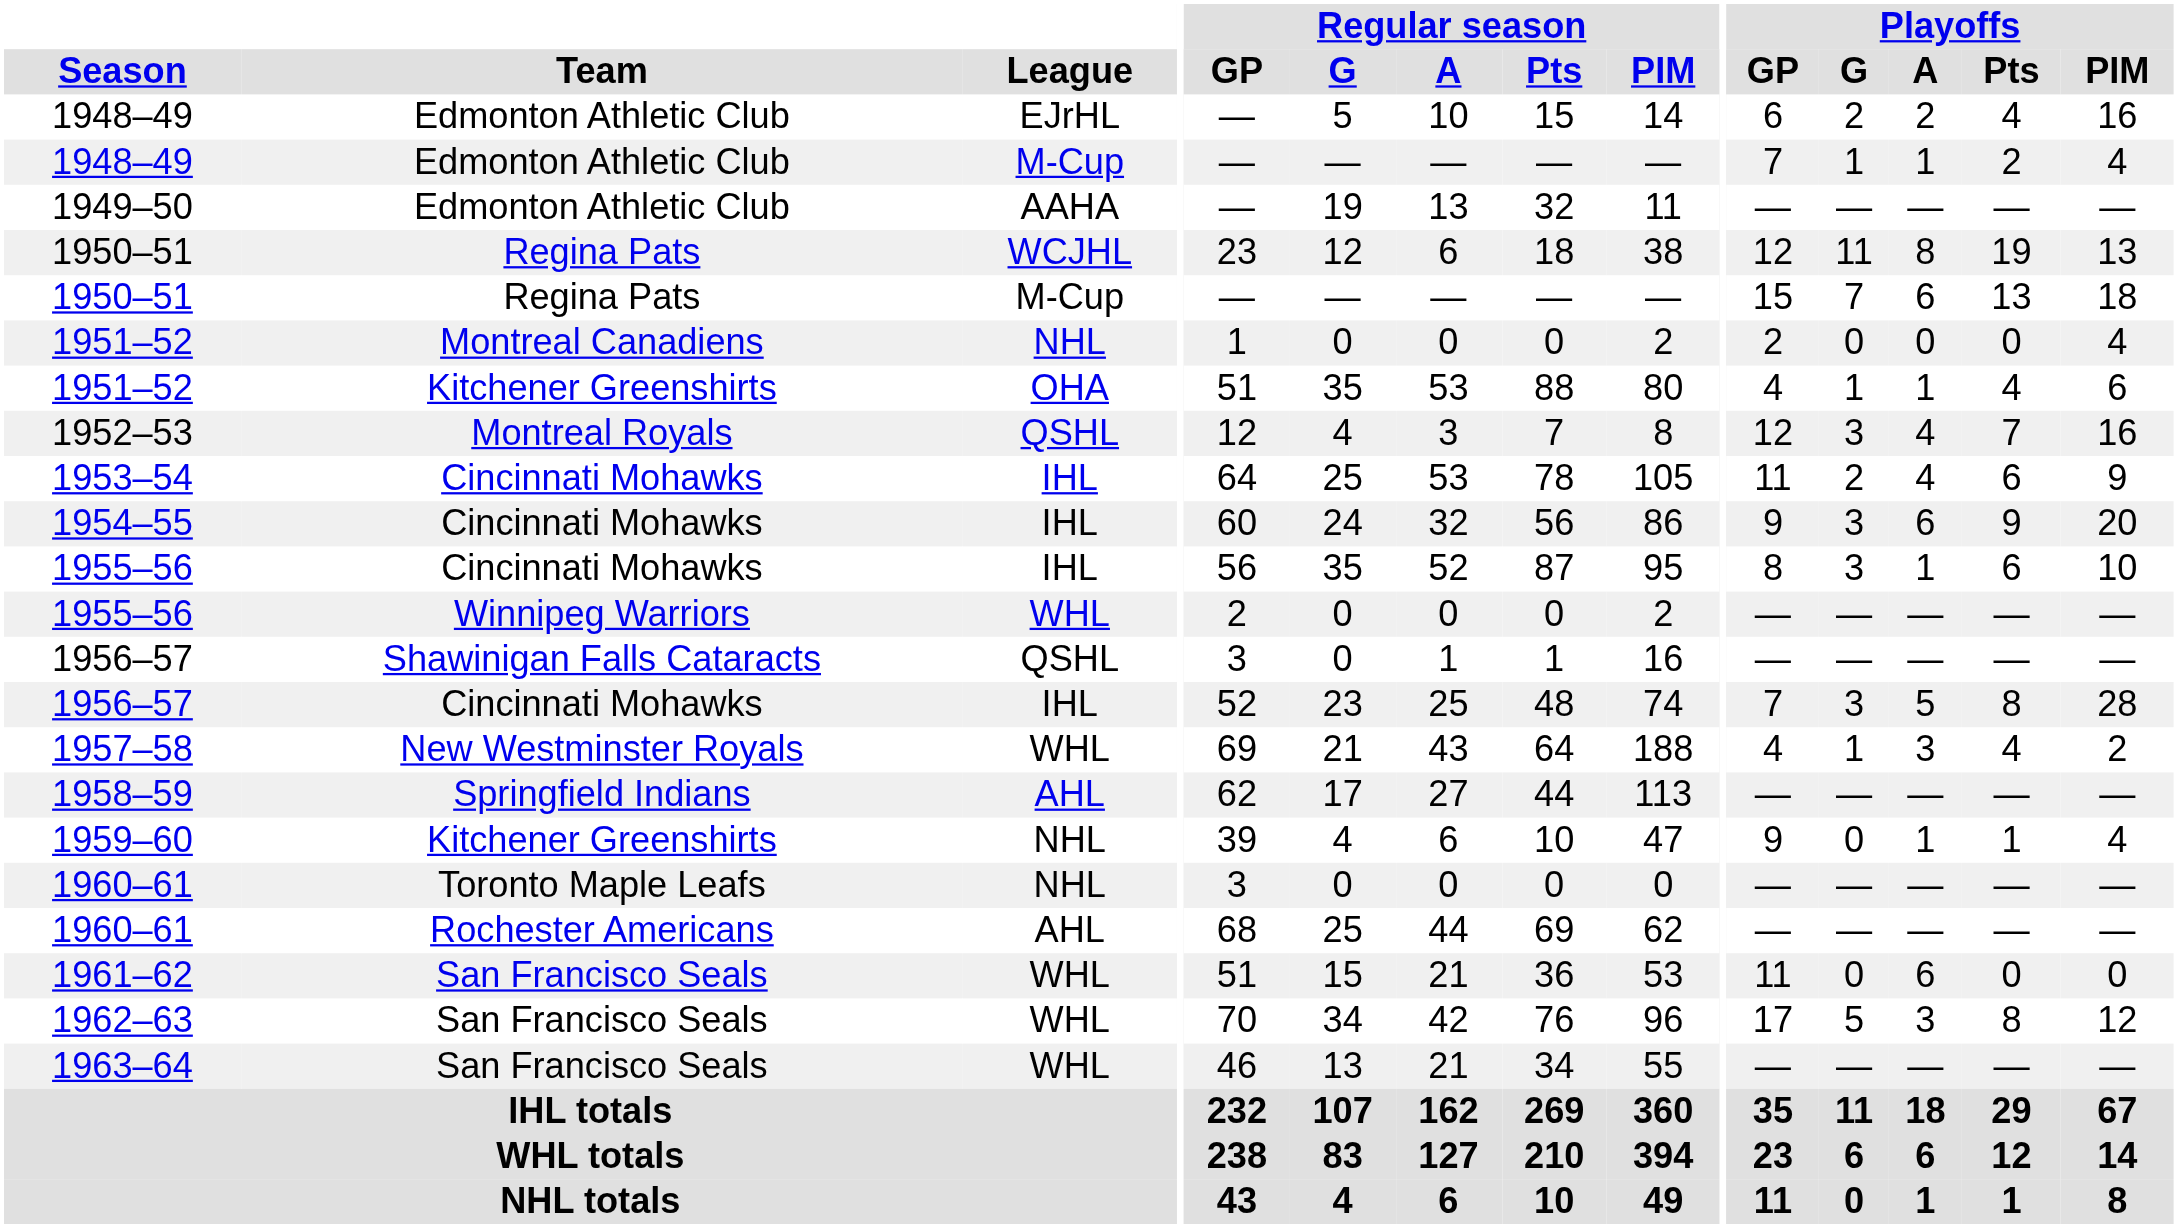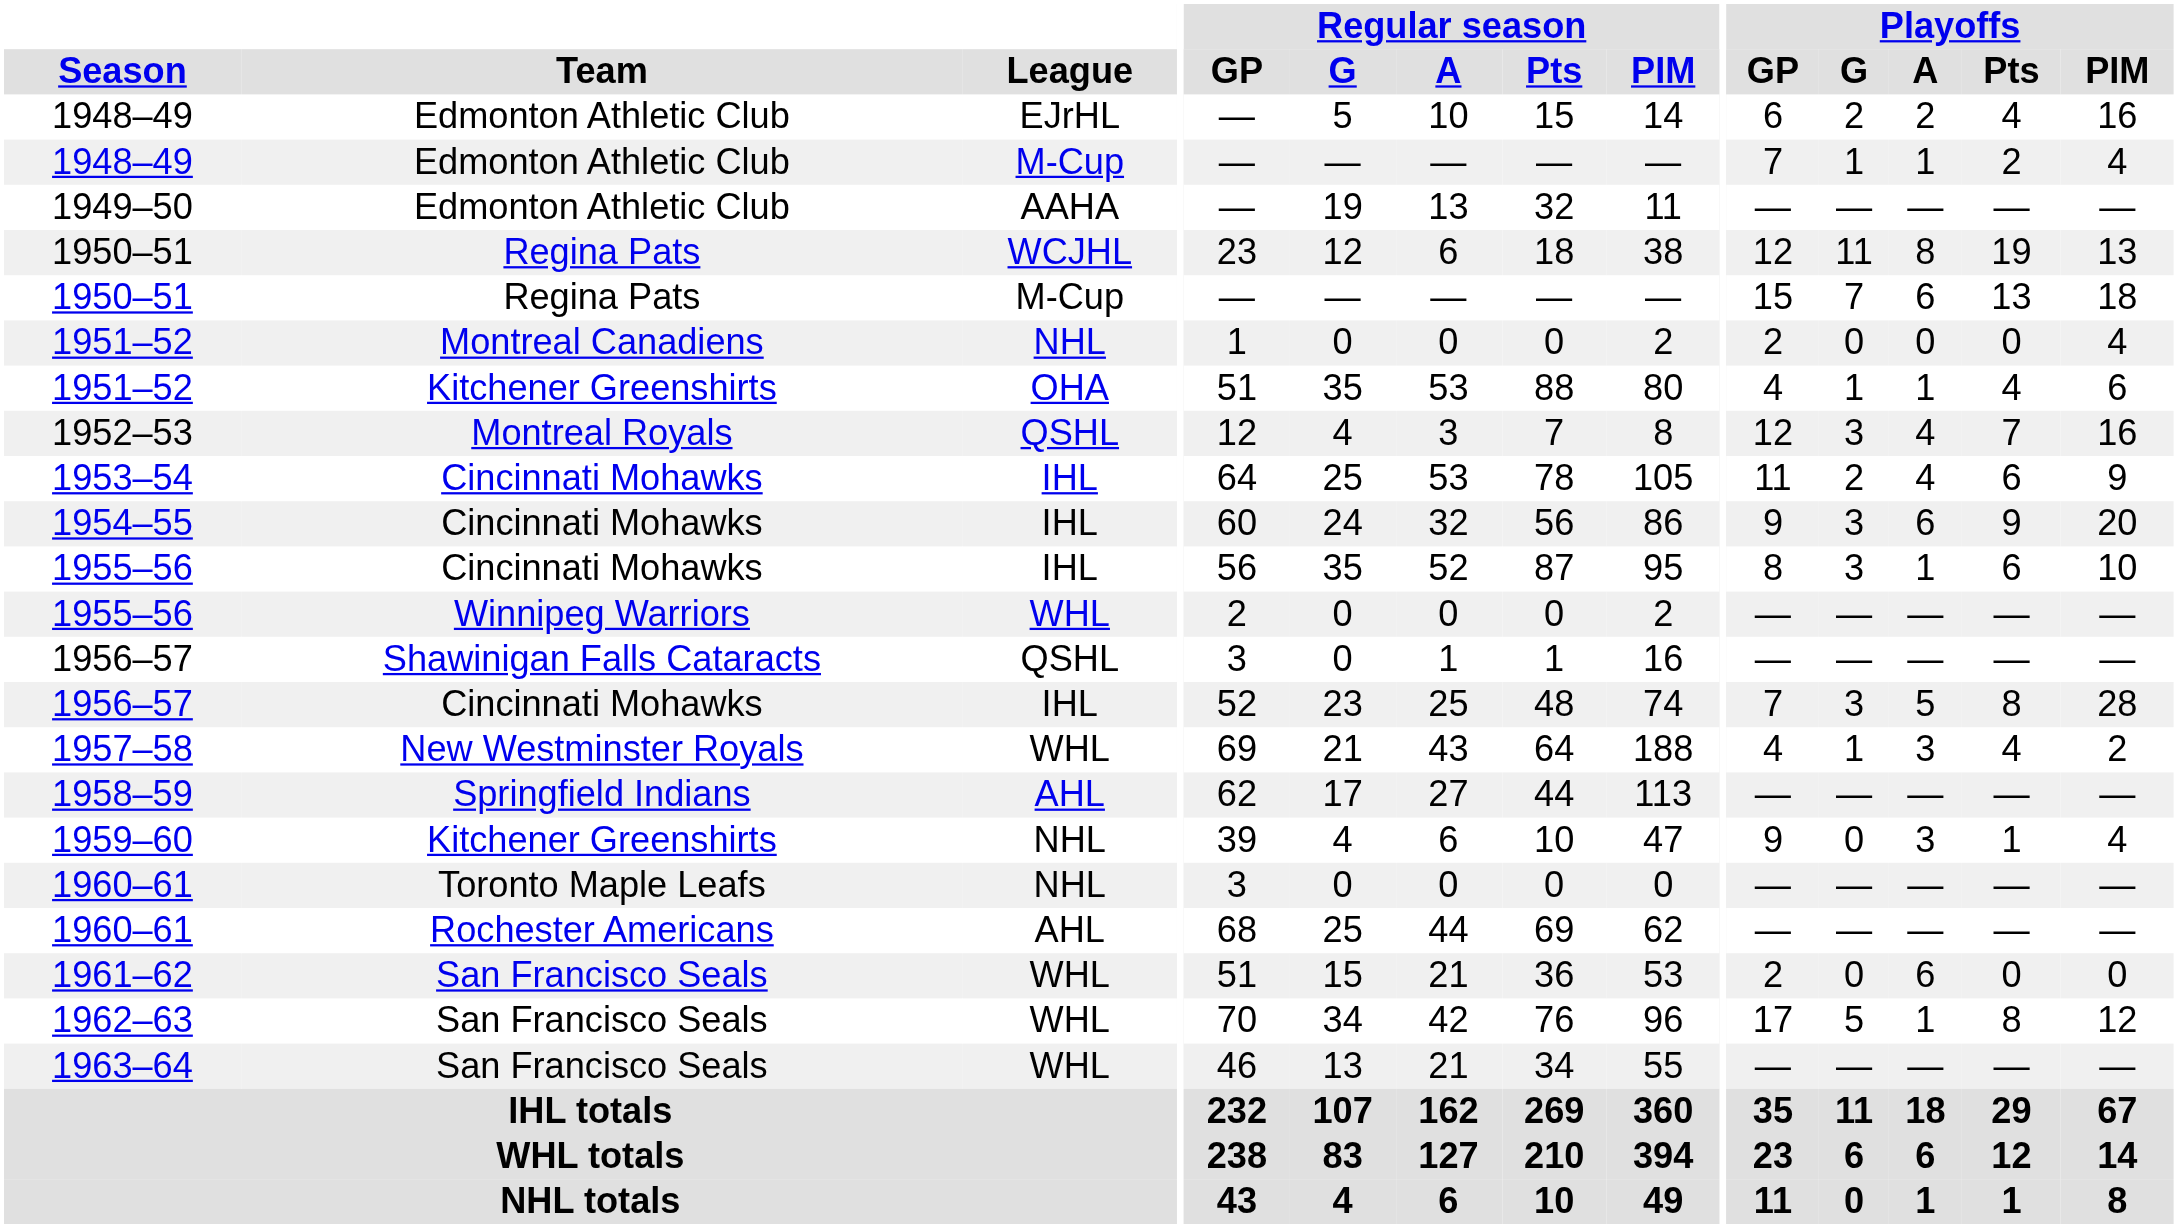(1925, 839) 1 -> (1925, 839) 3
(1773, 975) 11 -> (1773, 975) 2
(1925, 1020) 3 -> (1925, 1020) 1
